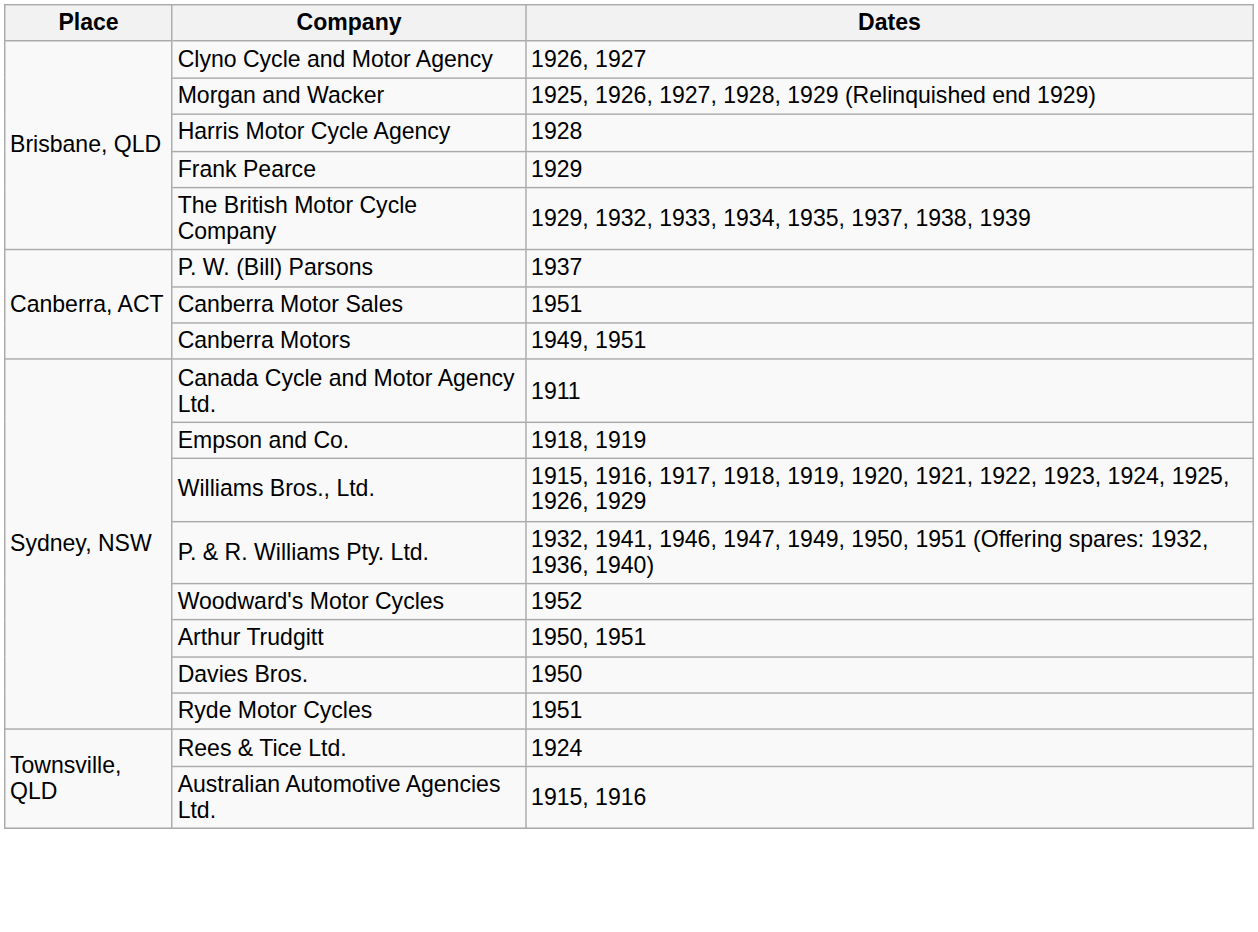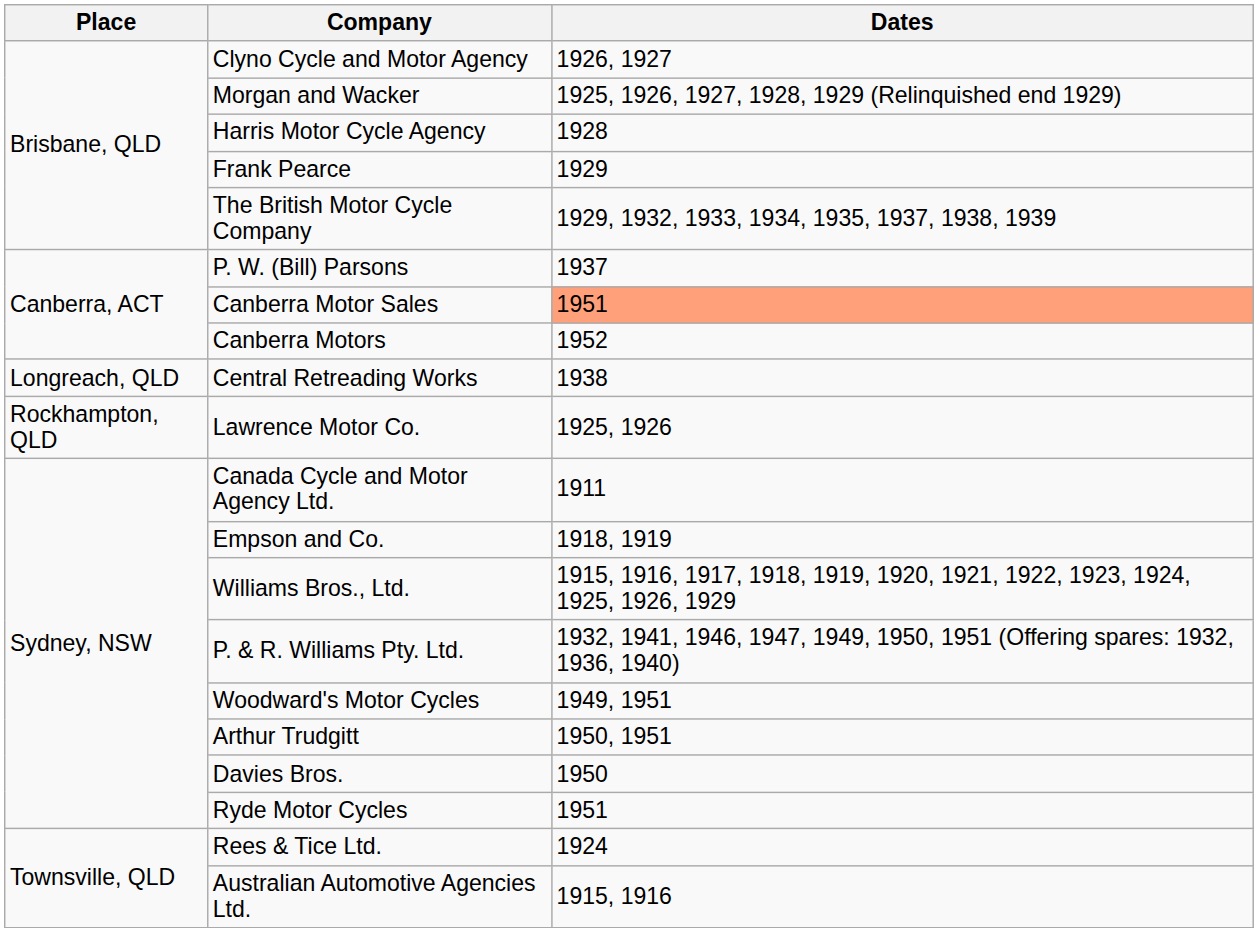(557, 304) no background -> (582, 304) lightsalmon background
(589, 341) 1949, 1951 -> (582, 341) 1952
+ row: (345, 377)
+ row: (317, 427)
(557, 601) 1952 -> (614, 700) 1949, 1951
